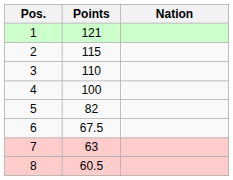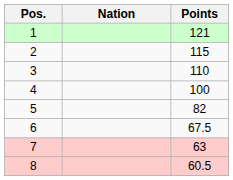columns swapped: (175, 14) <-> (91, 14)
